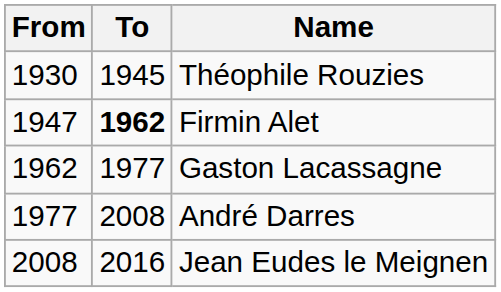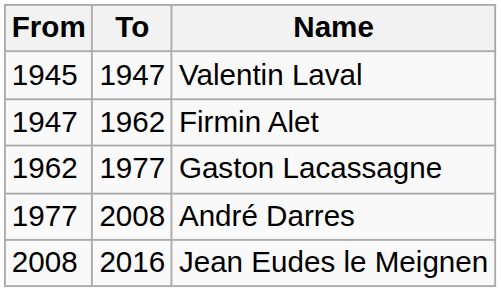- row: (301, 74)
+ row: (271, 74)
(132, 121) bold -> (132, 121) normal
